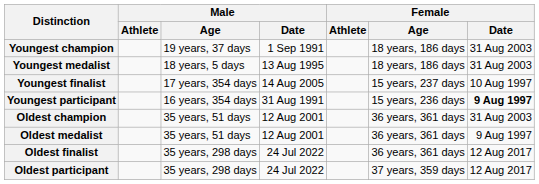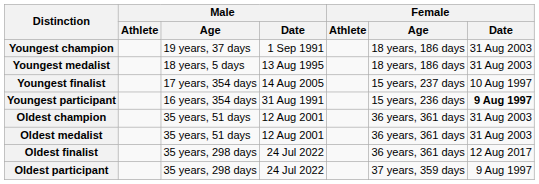(504, 135) 9 Aug 1997 -> (501, 135) 31 Aug 2003
(501, 170) 12 Aug 2017 -> (504, 170) 9 Aug 1997
